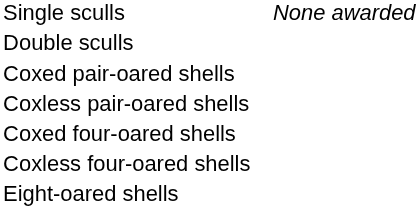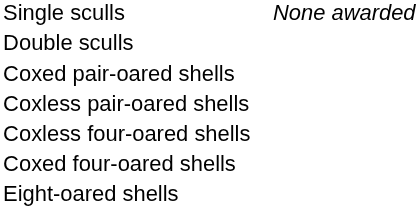rows swapped: (119, 133) <-> (127, 163)
